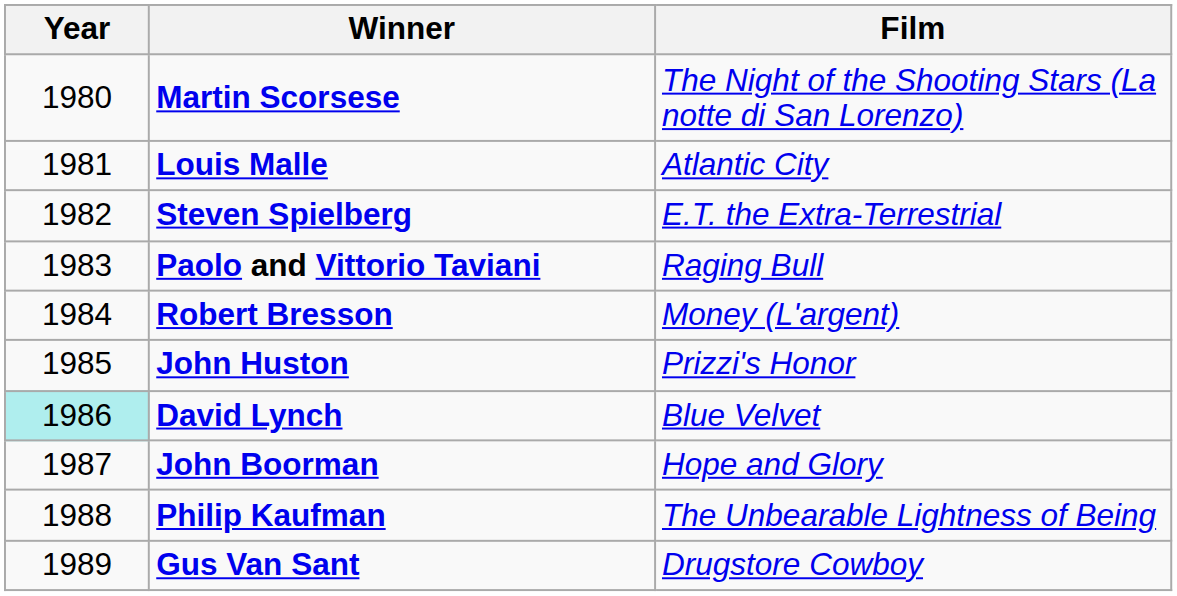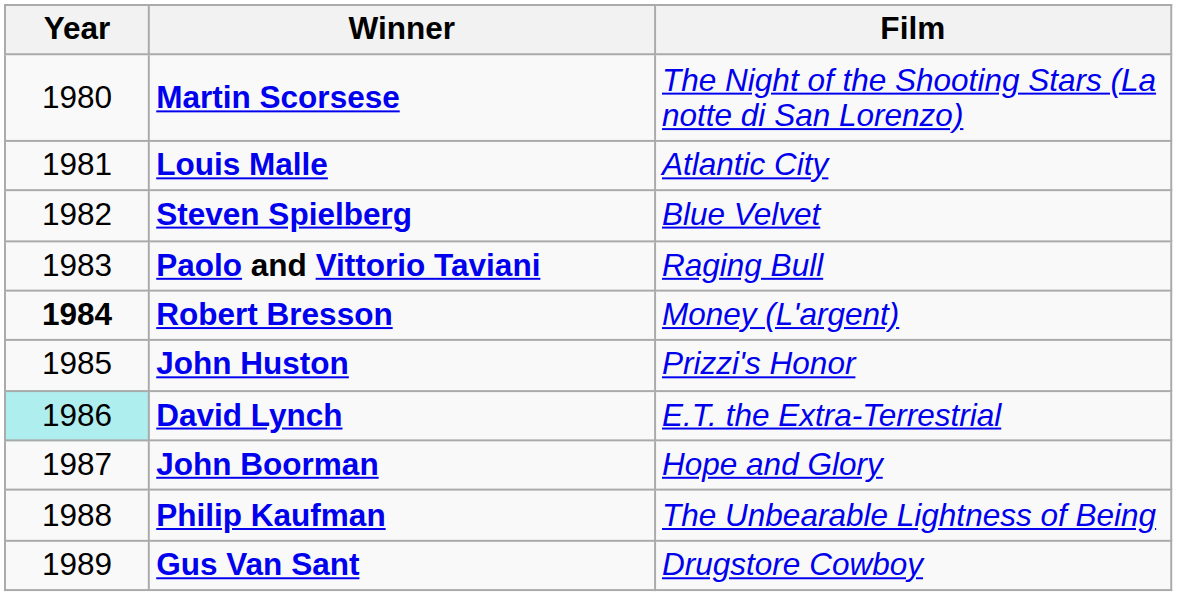(832, 214) E.T. the Extra-Terrestrial -> (741, 214) Blue Velvet
(77, 314) normal -> (77, 314) bold
(741, 414) Blue Velvet -> (832, 414) E.T. the Extra-Terrestrial
